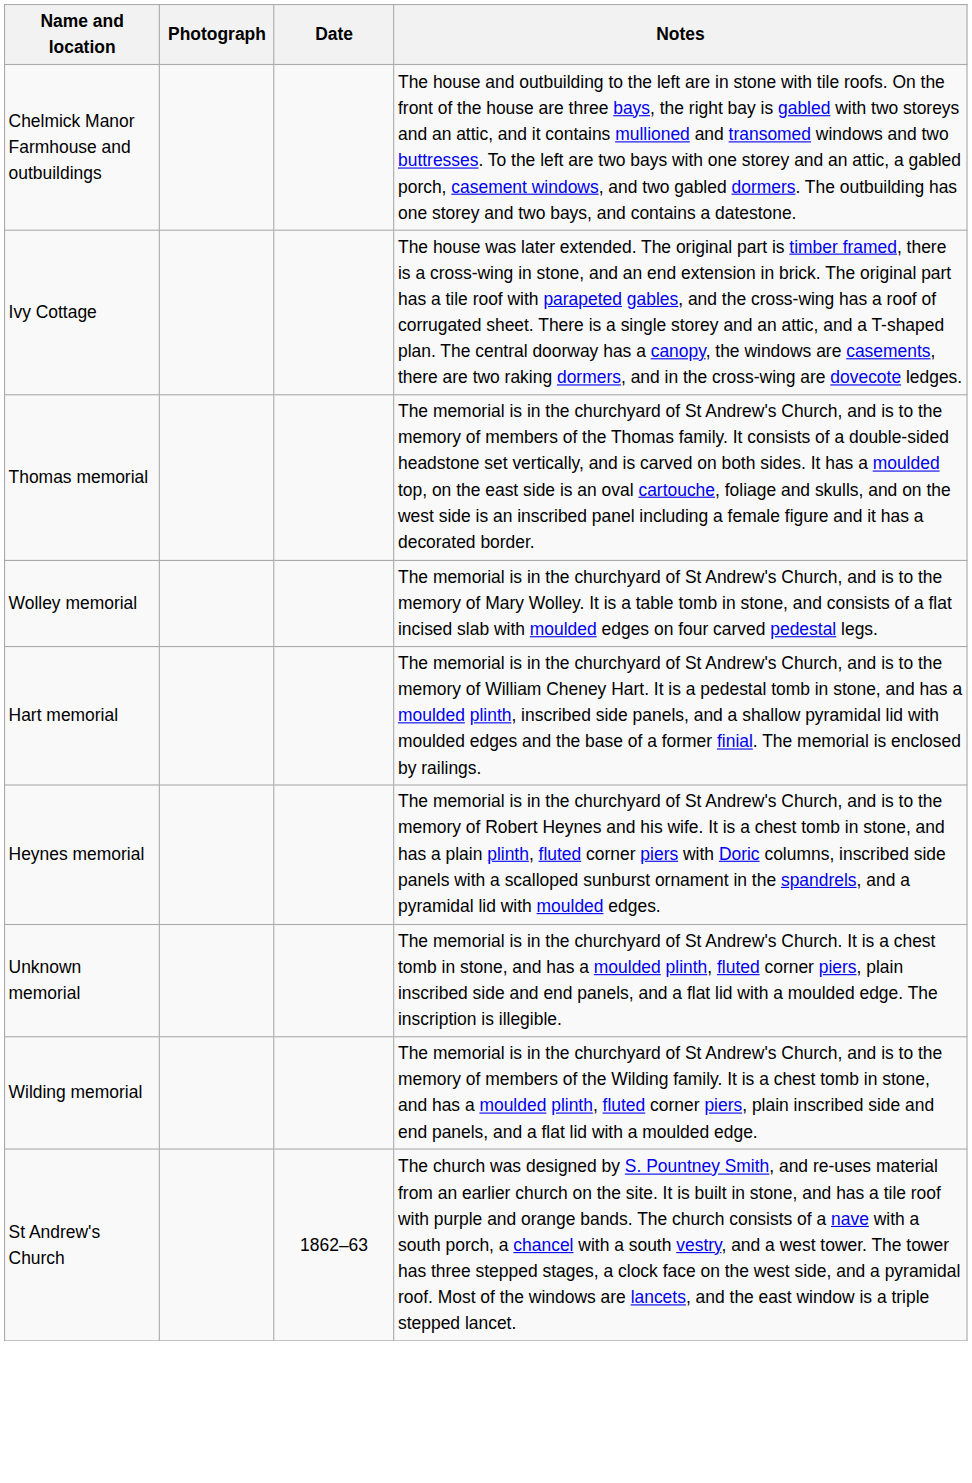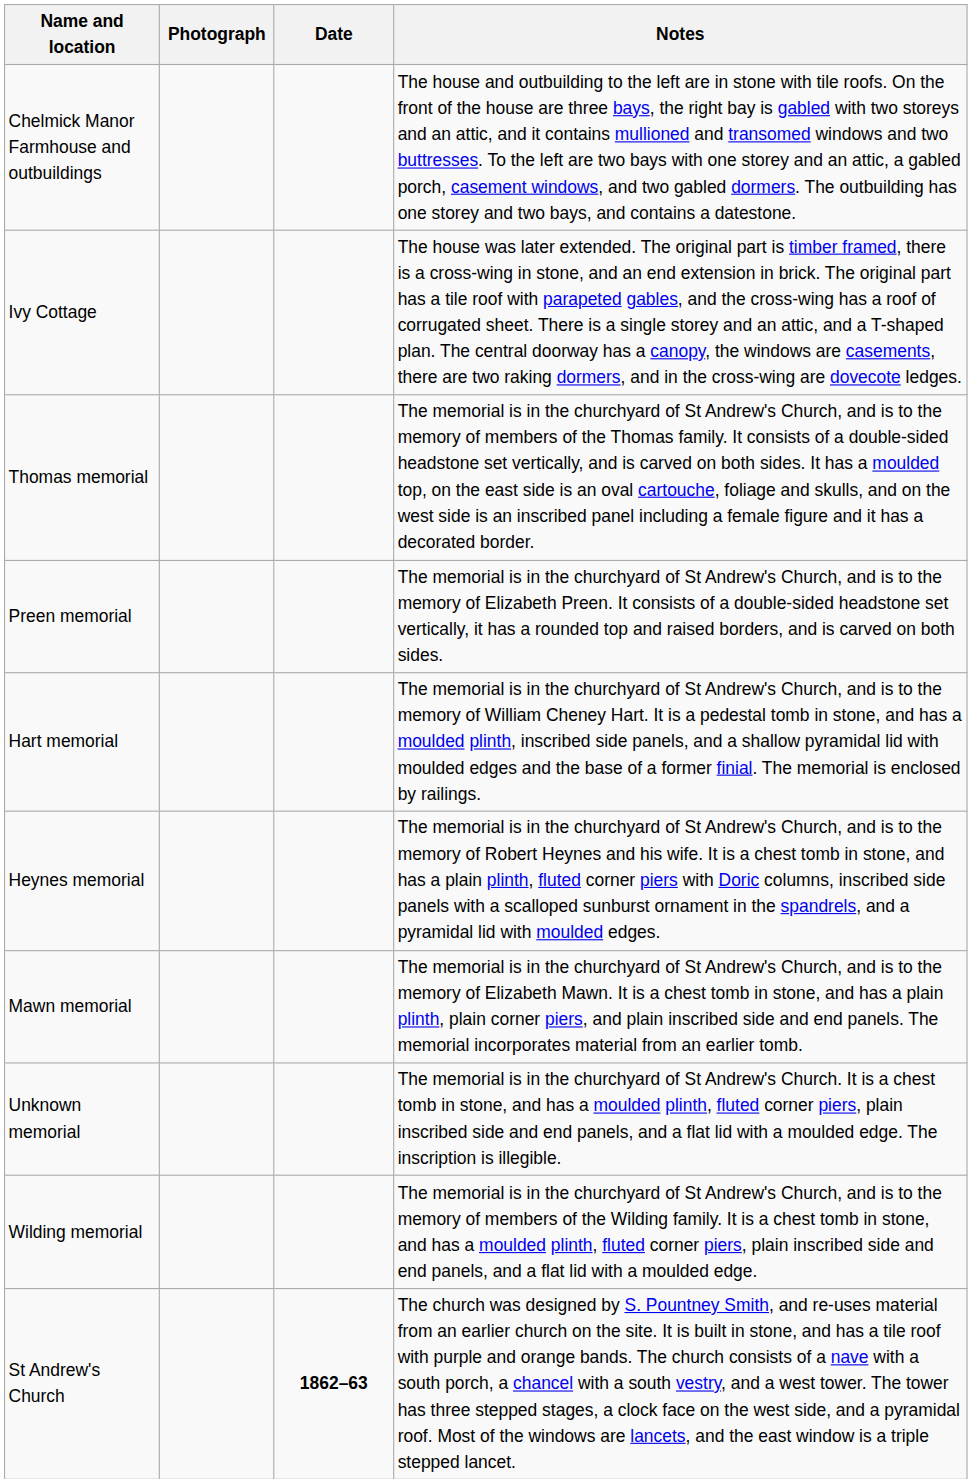+ row: (70, 616)
- row: (73, 603)
+ row: (70, 1006)
(334, 1244) normal -> (334, 1383) bold
